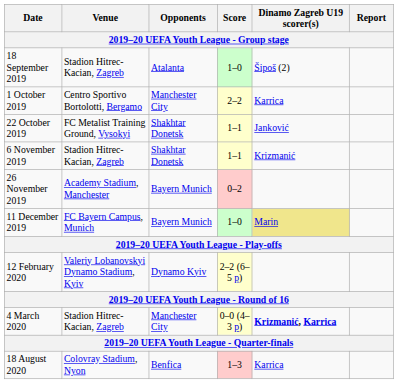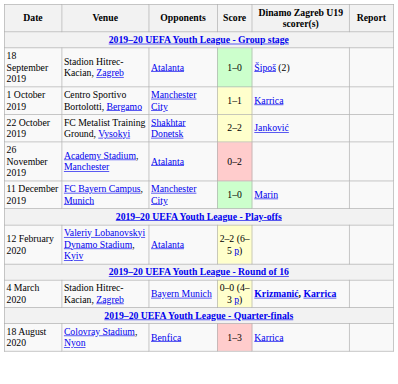(235, 101) 2–2 -> (235, 101) 1–1
(235, 128) 1–1 -> (235, 128) 2–2
- row: (31, 156)
(181, 189) Bayern Munich -> (168, 162) Atalanta
(181, 222) Bayern Munich -> (174, 195) Manchester City
(266, 222) khaki background -> (266, 195) no background
(179, 272) Dynamo Kyiv -> (168, 244) Atalanta
(174, 321) Manchester City -> (181, 294) Bayern Munich
